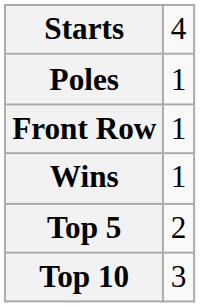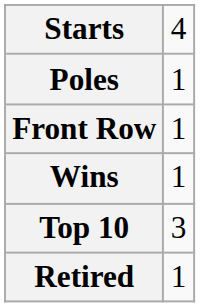- row: (84, 227)
+ row: (84, 276)
